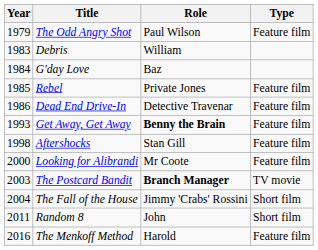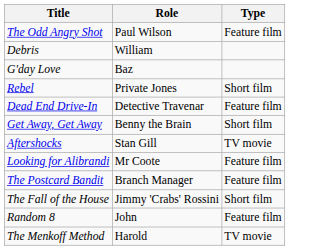- column: (19, 13)
(282, 87) Feature film -> (248, 87) Short film
(184, 124) bold -> (153, 124) normal
(282, 124) Feature film -> (248, 124) Short film
(282, 143) Feature film -> (248, 143) TV movie
(186, 180) bold -> (154, 180) normal
(277, 180) TV movie -> (253, 180) Feature film
(277, 217) Short film -> (253, 217) Feature film
(282, 236) Feature film -> (248, 236) TV movie
